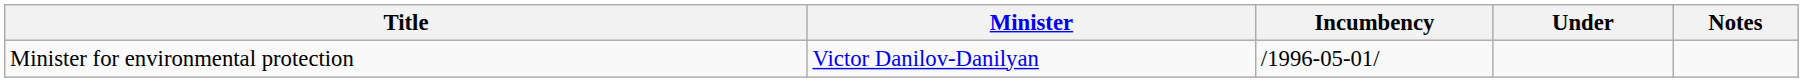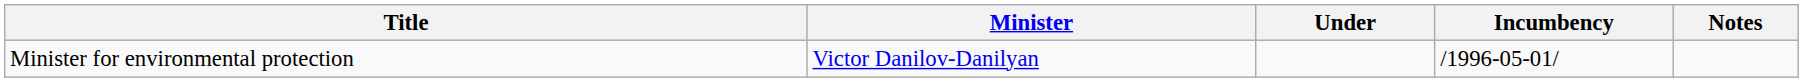columns swapped: (1374, 22) <-> (1583, 22)
